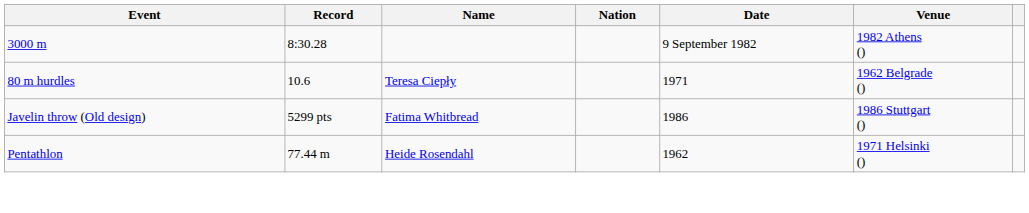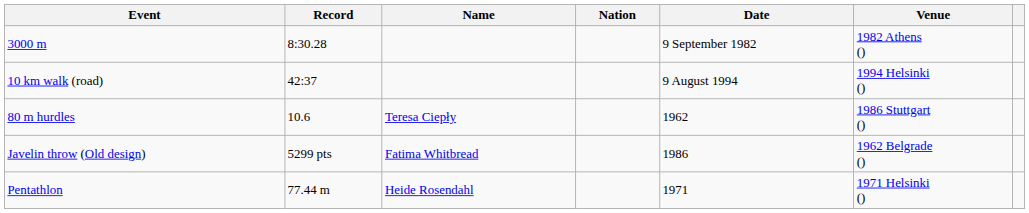+ row: (55, 80)
(675, 80) 1971 -> (675, 117) 1962
(895, 80) 1962 Belgrade () -> (894, 117) 1986 Stuttgart ()
(894, 117) 1986 Stuttgart () -> (895, 154) 1962 Belgrade ()
(675, 154) 1962 -> (675, 190) 1971
